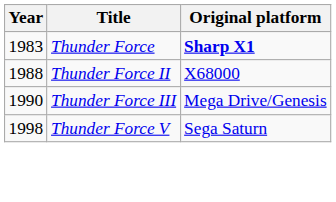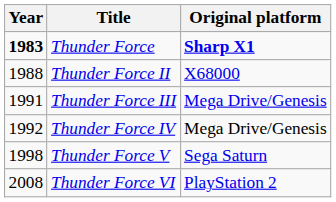(26, 45) normal -> (26, 45) bold
(26, 100) 1990 -> (26, 100) 1991
+ row: (113, 127)
+ row: (113, 182)
